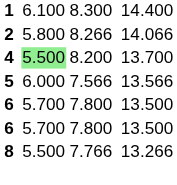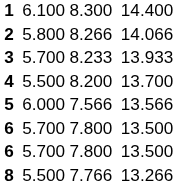+ row: (9, 57)
(44, 57) lightgreen background -> (44, 81) no background
